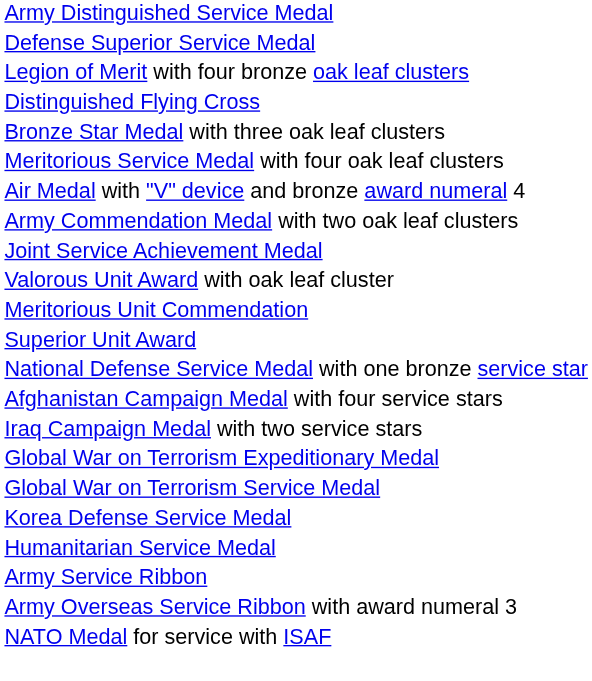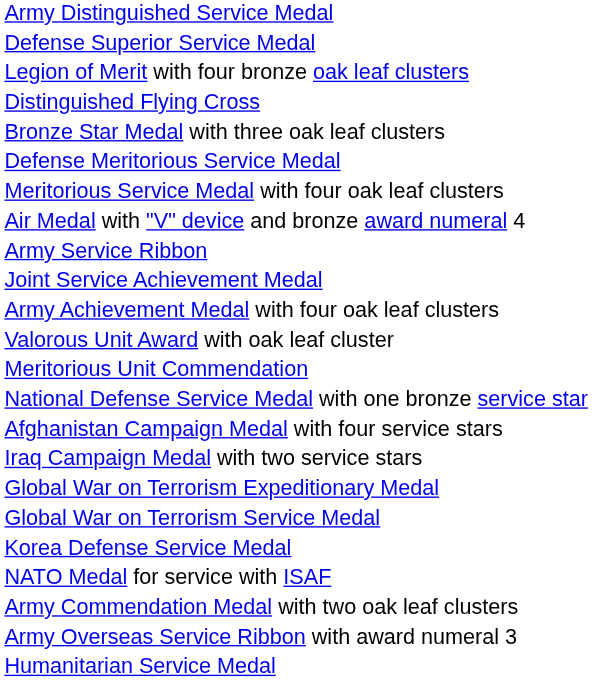+ row: (173, 161)
rows swapped: (261, 220) <-> (106, 577)
+ row: (252, 310)
- row: (100, 339)
rows swapped: (140, 547) <-> (168, 636)
